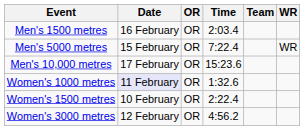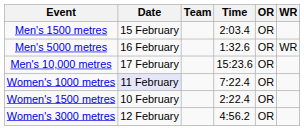columns swapped: (260, 13) <-> (192, 13)
(150, 30) 16 February -> (150, 30) 15 February
(150, 47) 15 February -> (150, 47) 16 February
(223, 47) 7:22.4 -> (235, 47) 1:32.6
(223, 82) 1:32.6 -> (235, 82) 7:22.4
